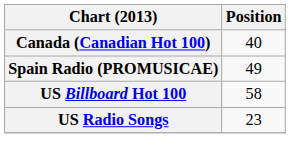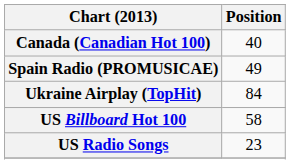+ row: (113, 94)
